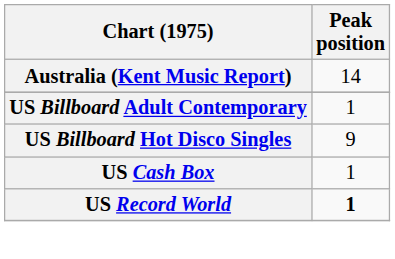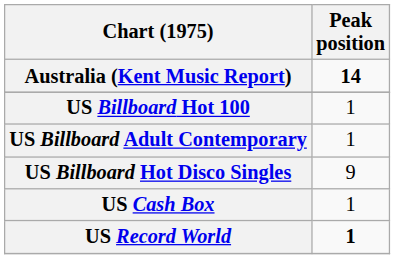(351, 75) normal -> (351, 75) bold
+ row: (158, 107)
